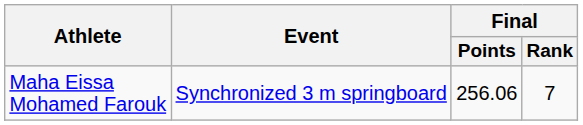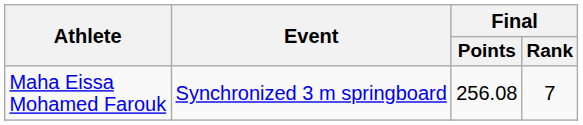(487, 93) 256.06 -> (487, 93) 256.08
